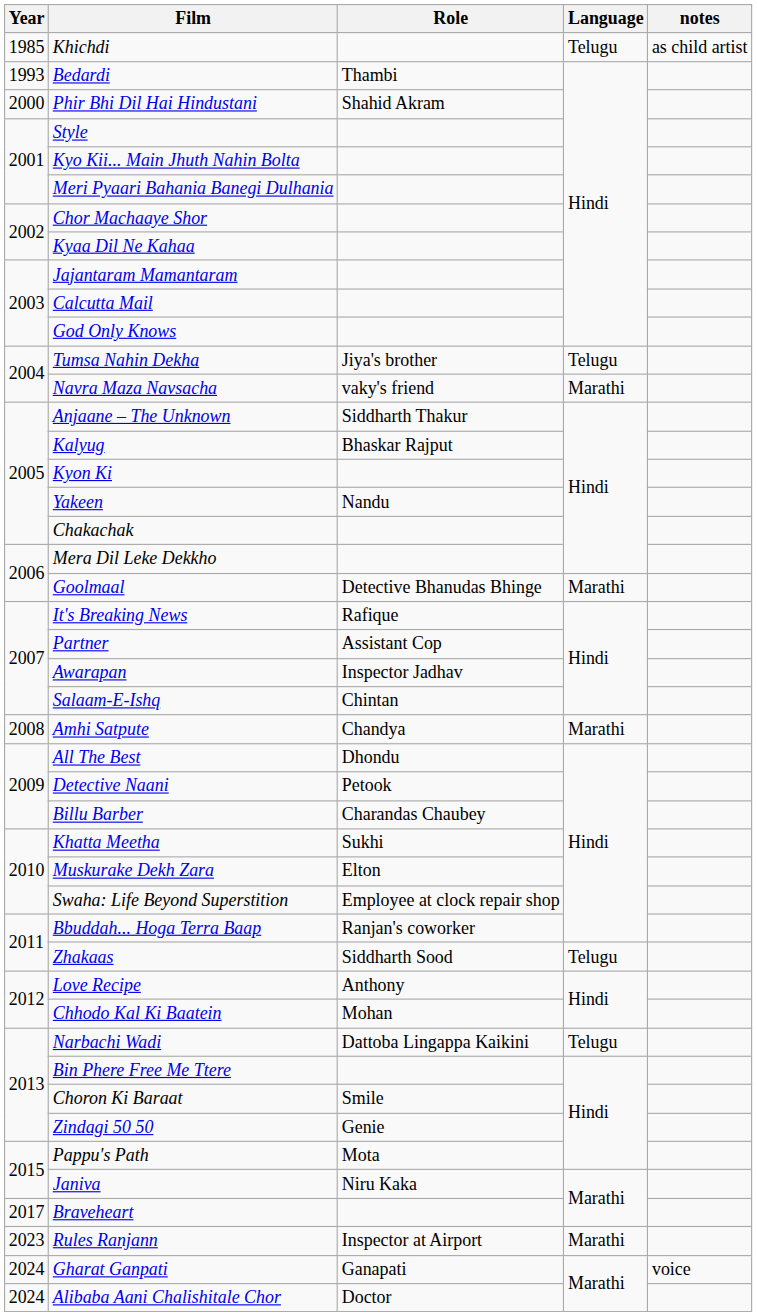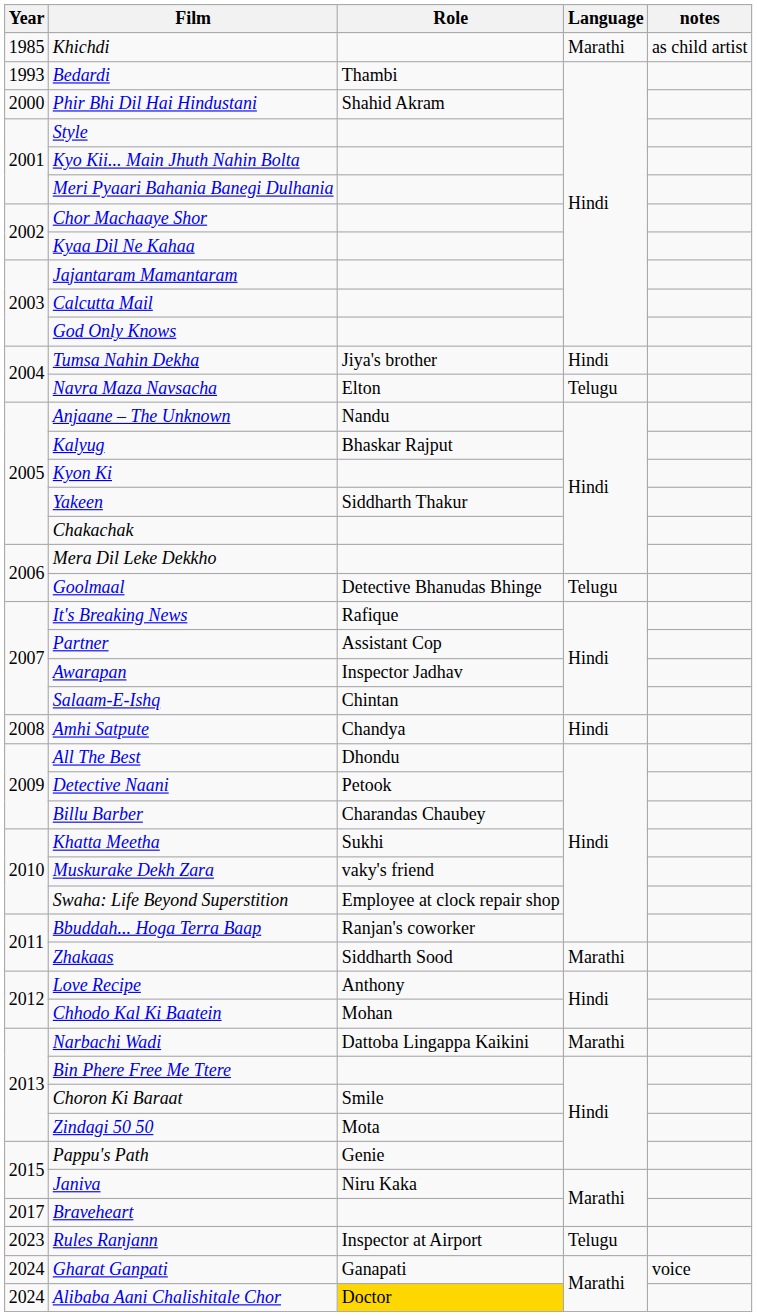(593, 47) Telugu -> (596, 47) Marathi
(593, 359) Telugu -> (588, 359) Hindi
(388, 388) vaky's friend -> (361, 388) Elton
(596, 388) Marathi -> (593, 388) Telugu
(405, 416) Siddharth Thakur -> (366, 416) Nandu
(366, 501) Nandu -> (405, 501) Siddharth Thakur
(596, 587) Marathi -> (593, 587) Telugu
(596, 729) Marathi -> (588, 729) Hindi
(361, 871) Elton -> (388, 871) vaky's friend
(593, 956) Telugu -> (596, 956) Marathi
(593, 1041) Telugu -> (596, 1041) Marathi
(363, 1127) Genie -> (361, 1127) Mota
(361, 1155) Mota -> (363, 1155) Genie
(596, 1240) Marathi -> (593, 1240) Telugu
(367, 1297) no background -> (367, 1297) gold background
